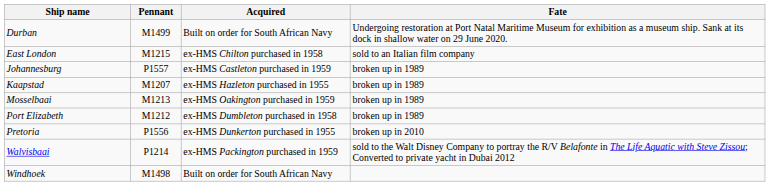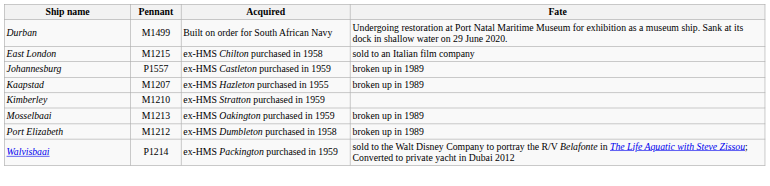+ row: (27, 100)
- row: (23, 131)
- row: (26, 173)
